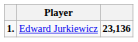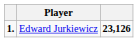(117, 28) 23,136 -> (117, 28) 23,126
